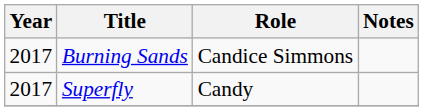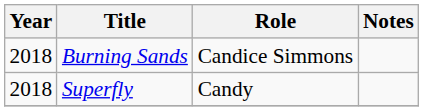(31, 55) 2017 -> (31, 55) 2018
(31, 88) 2017 -> (31, 88) 2018
